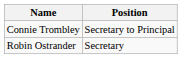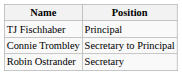+ row: (36, 29)
